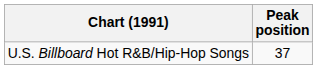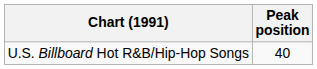(283, 53) 37 -> (283, 53) 40
